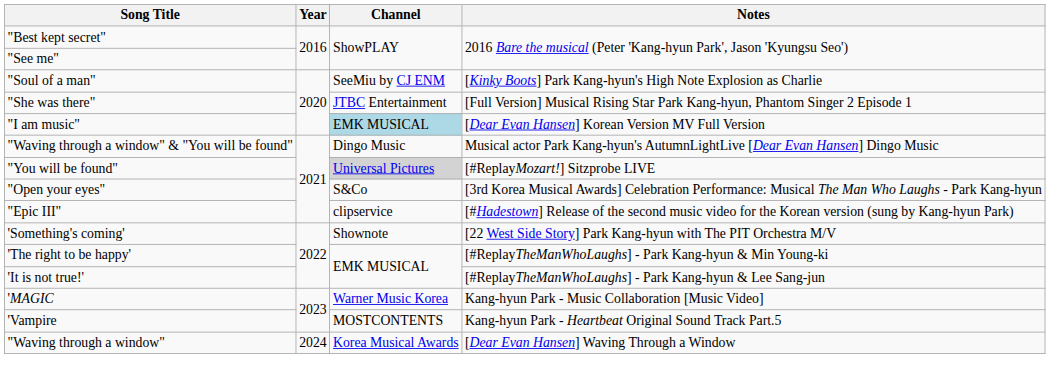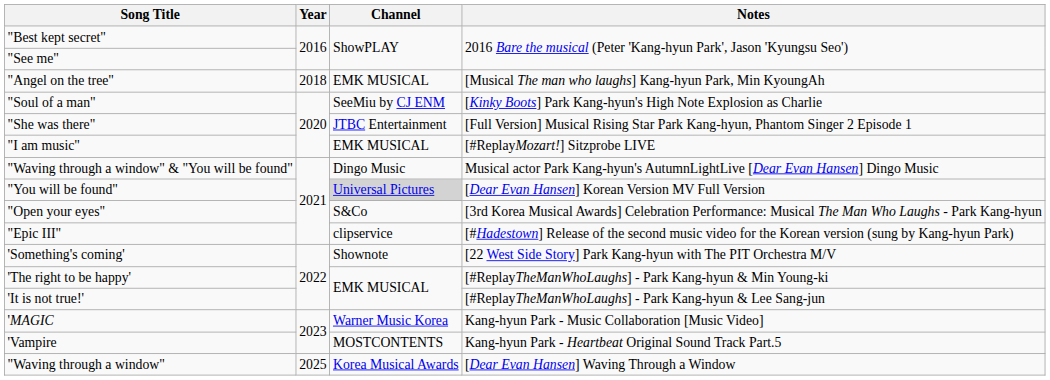+ row: (61, 80)
(381, 124) lightblue background -> (381, 146) no background
(615, 124) [Dear Evan Hansen] Korean Version MV Full Version -> (560, 146) [#ReplayMozart!] Sitzprobe LIVE
(560, 168) [#ReplayMozart!] Sitzprobe LIVE -> (615, 189) [Dear Evan Hansen] Korean Version MV Full Version
(313, 342) 2024 -> (313, 364) 2025
